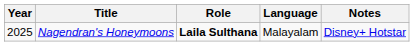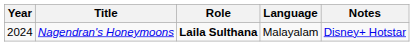(20, 31) 2025 -> (20, 31) 2024
